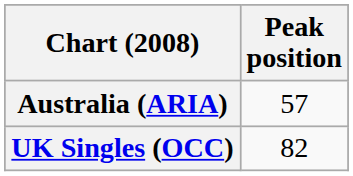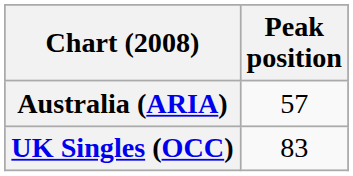(294, 147) 82 -> (294, 147) 83
